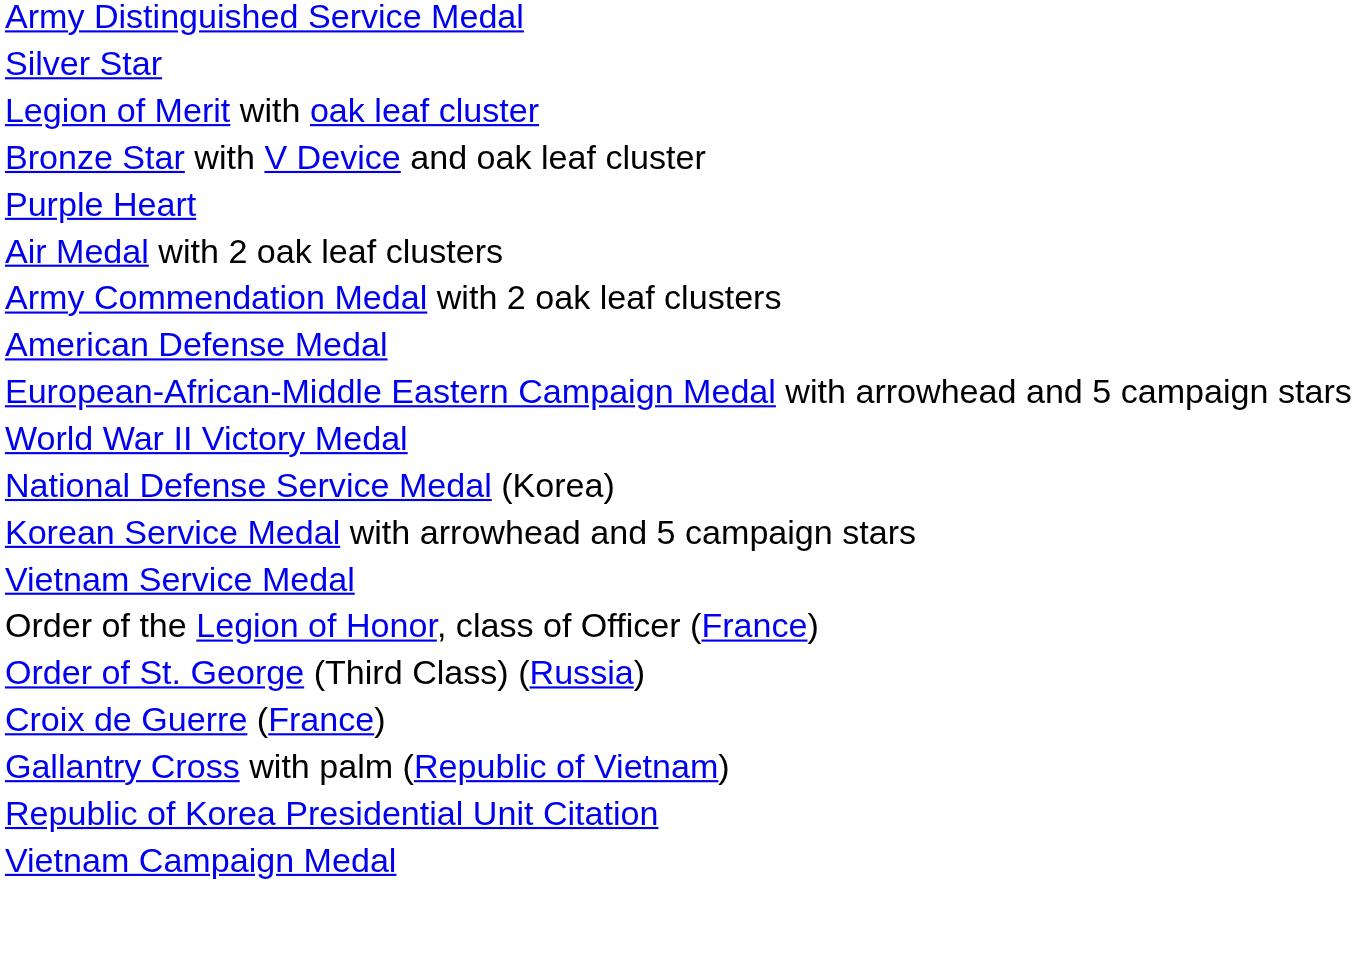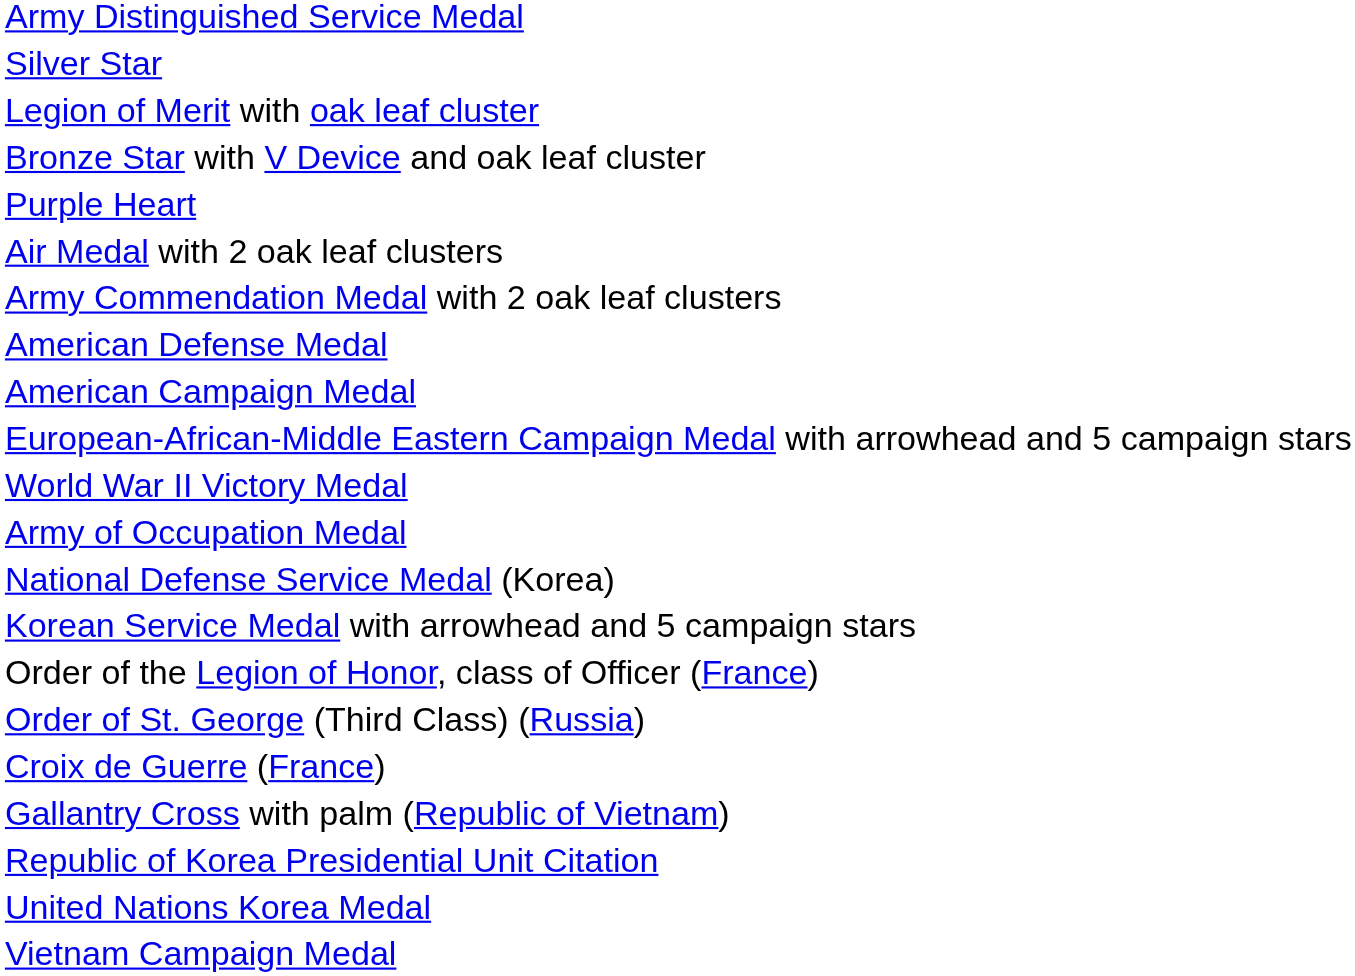+ row: (210, 391)
+ row: (206, 532)
- row: (180, 579)
+ row: (218, 907)
